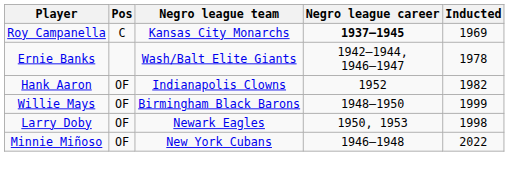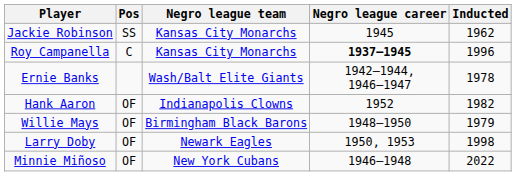+ row: (60, 33)
(473, 33) 1969 -> (480, 52) 1996
(473, 104) 1999 -> (480, 123) 1979
